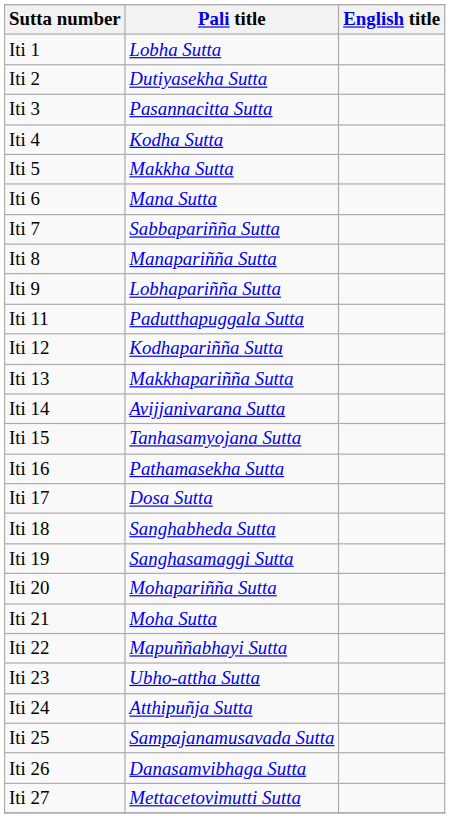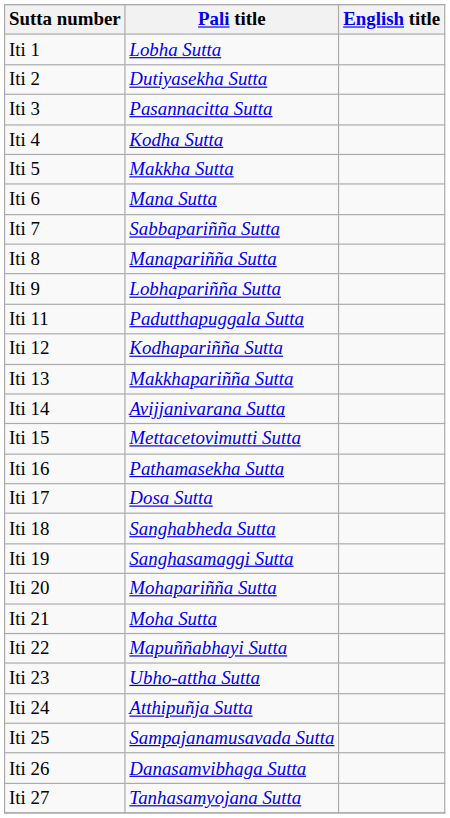(215, 438) Tanhasamyojana Sutta -> (215, 438) Mettacetovimutti Sutta
(215, 797) Mettacetovimutti Sutta -> (215, 797) Tanhasamyojana Sutta
